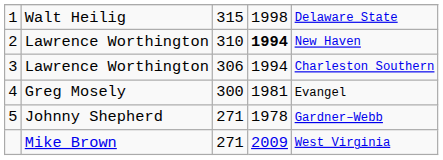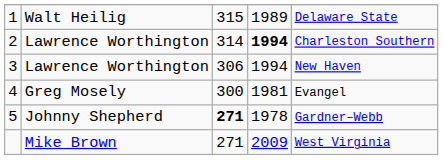(270, 17) 1998 -> (270, 17) 1989
(230, 42) 310 -> (230, 42) 314
(328, 42) New Haven -> (365, 42) Charleston Southern
(365, 67) Charleston Southern -> (328, 67) New Haven
(230, 117) normal -> (230, 117) bold
